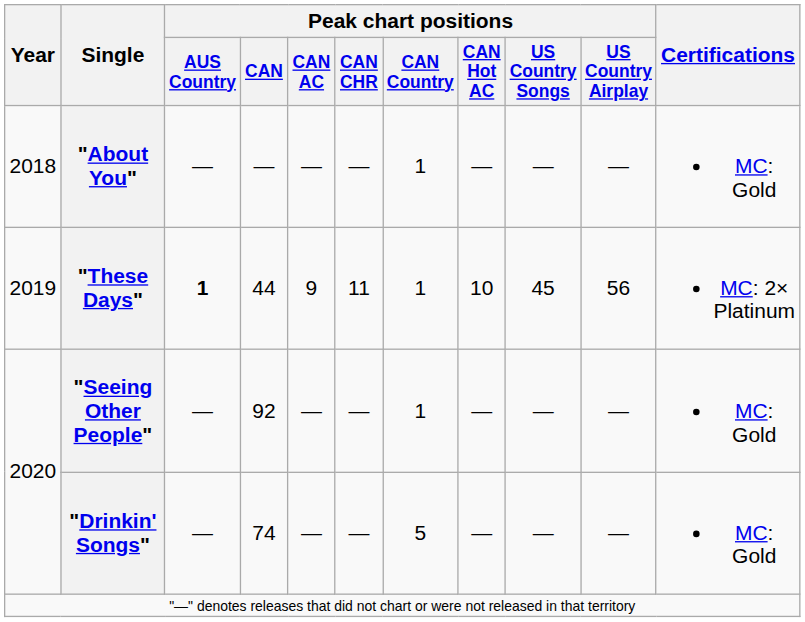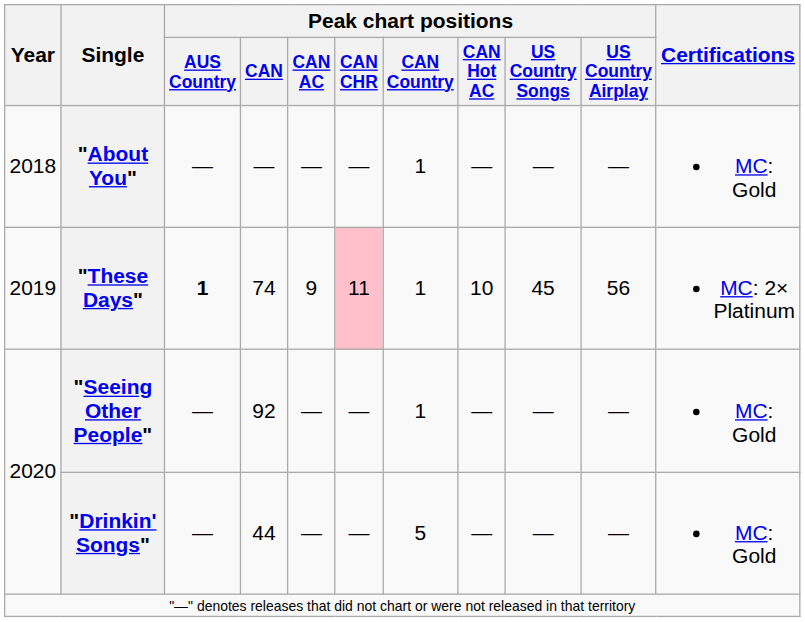(264, 288) 44 -> (264, 288) 74
(359, 288) no background -> (359, 288) pink background
(264, 533) 74 -> (264, 533) 44
